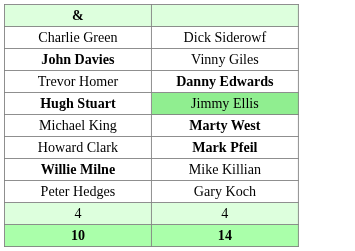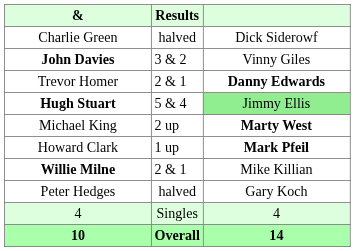+ column: (177, 15)
